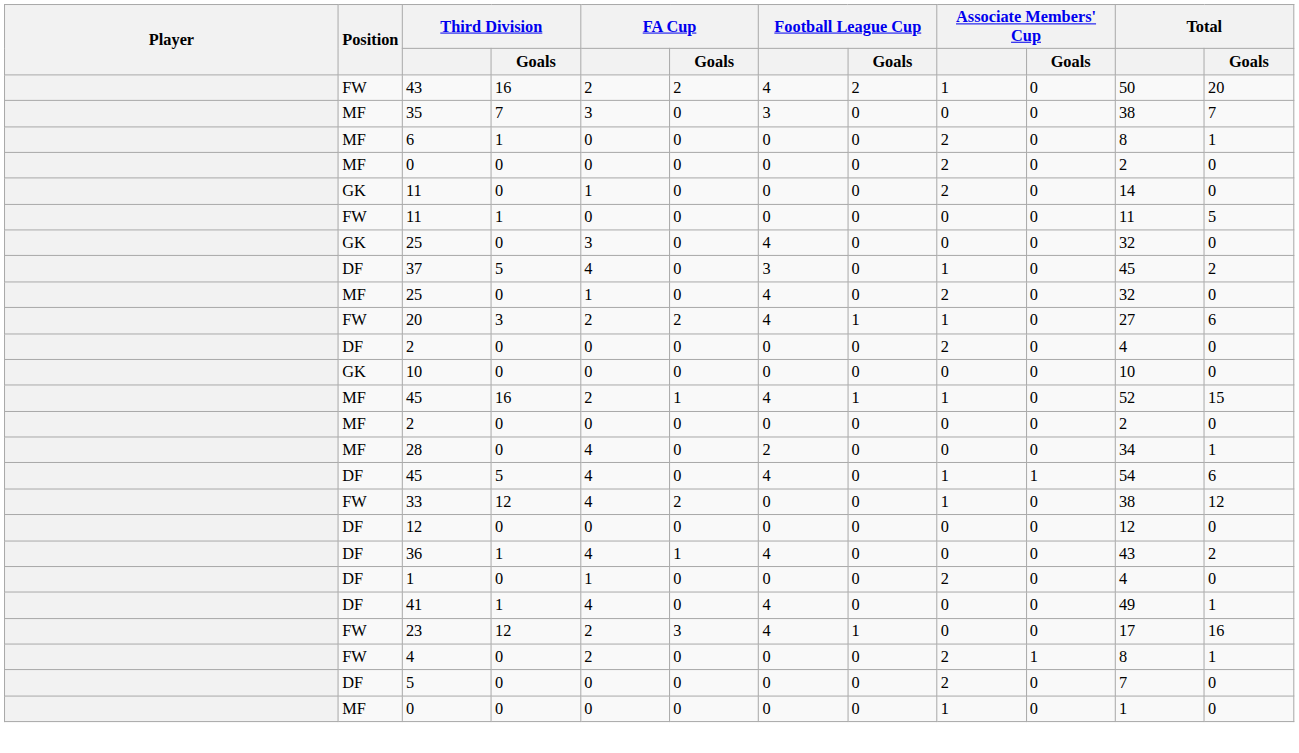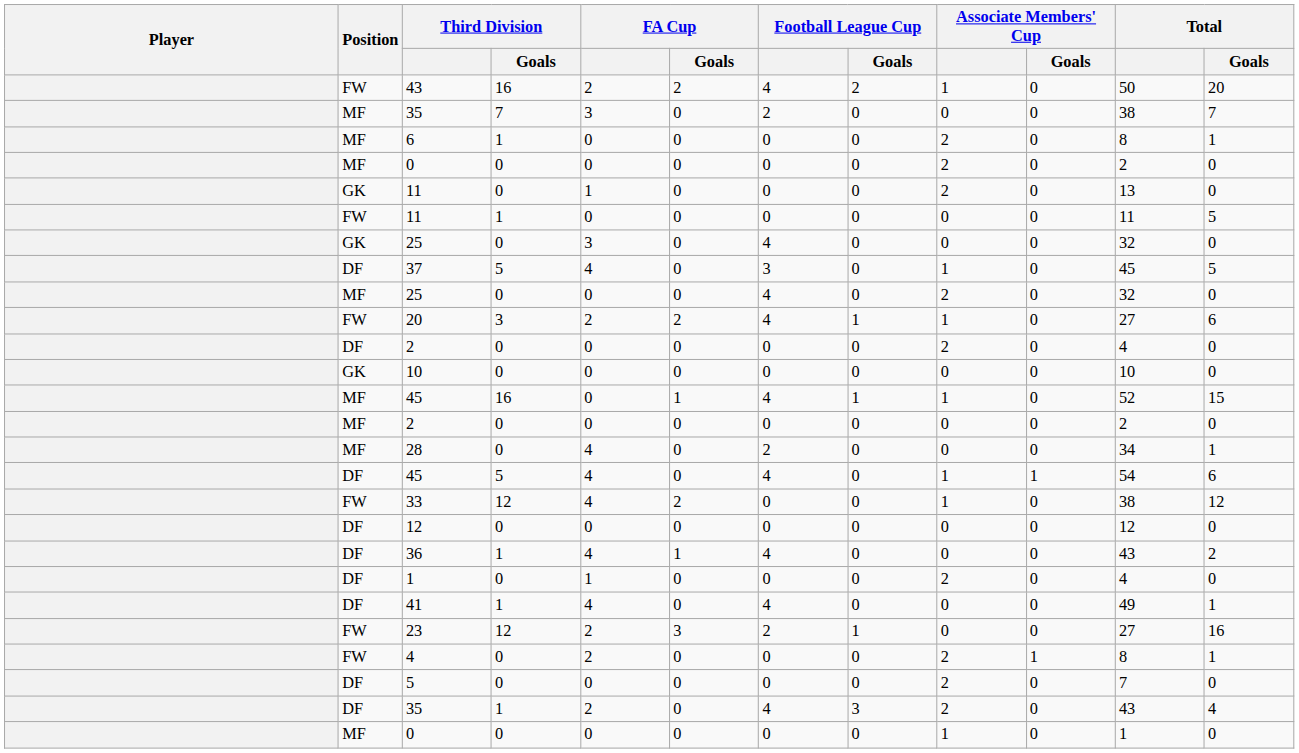(767, 113) 3 -> (767, 113) 2
(1127, 191) 14 -> (1127, 191) 13
(1212, 268) 2 -> (1212, 268) 5
(588, 294) 1 -> (588, 294) 0
(588, 398) 2 -> (588, 398) 0
(767, 631) 4 -> (767, 631) 2
(1127, 631) 17 -> (1127, 631) 27
+ row: (353, 708)
